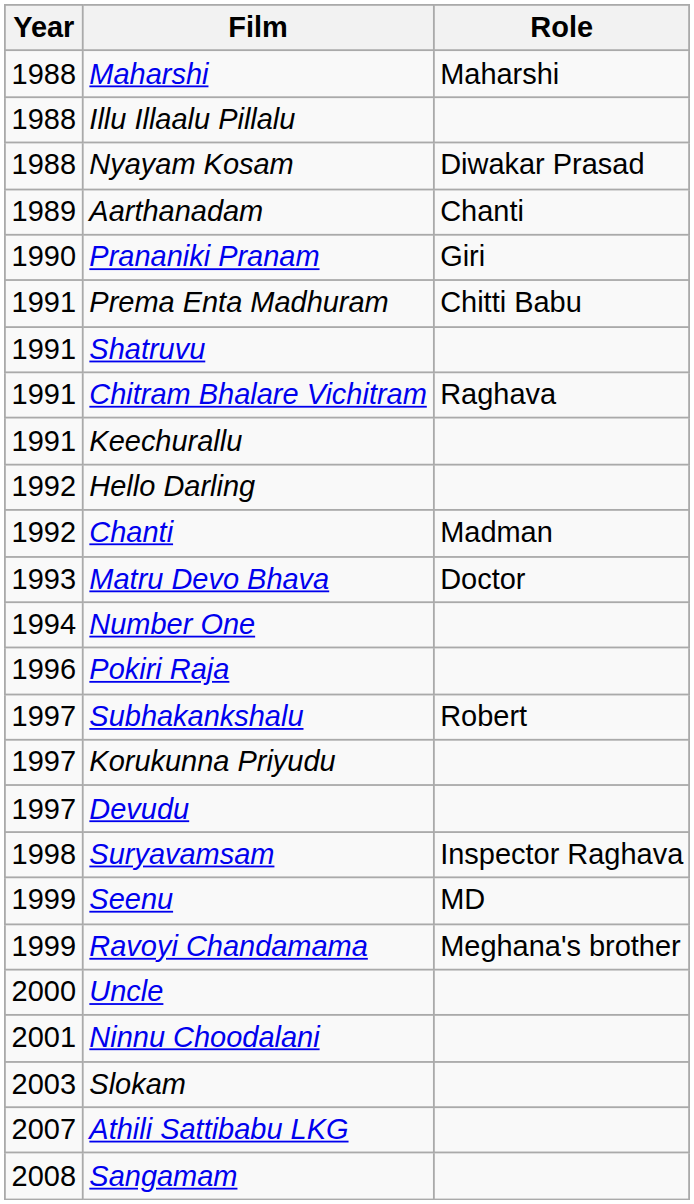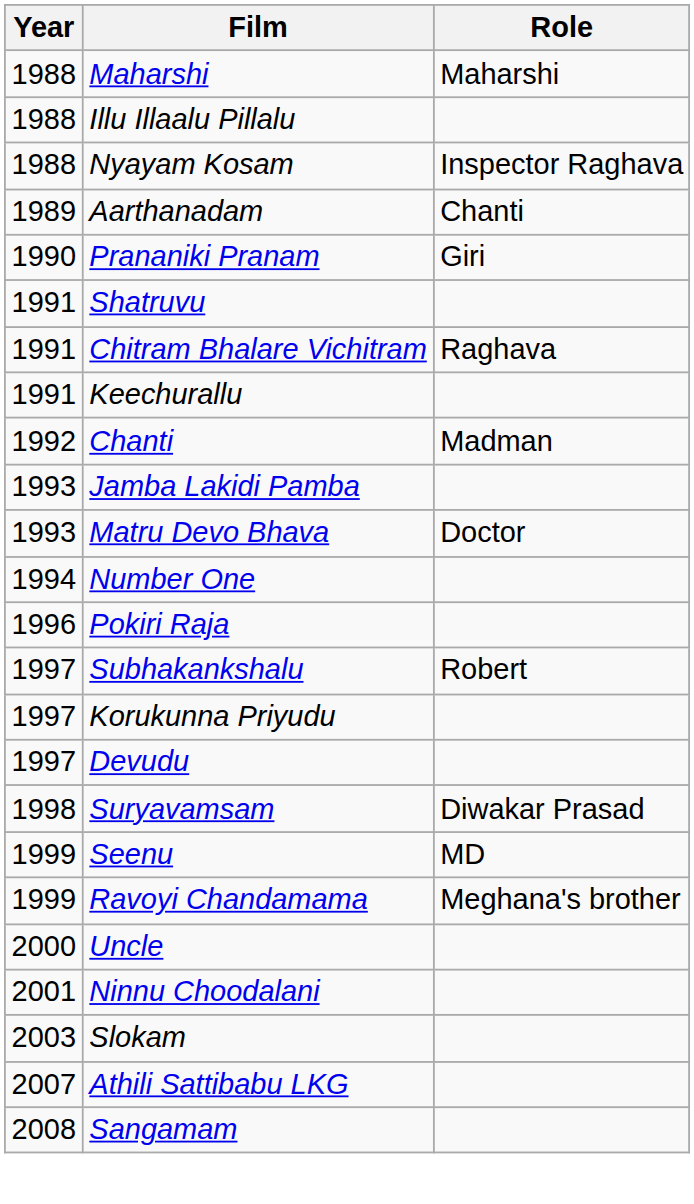(542, 165) Diwakar Prasad -> (562, 165) Inspector Raghava
- row: (239, 303)
- row: (172, 486)
+ row: (225, 486)
(562, 854) Inspector Raghava -> (542, 808) Diwakar Prasad
